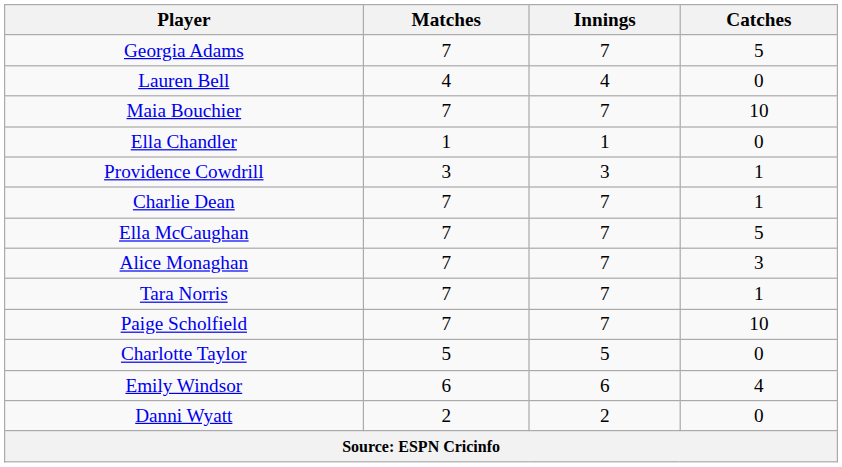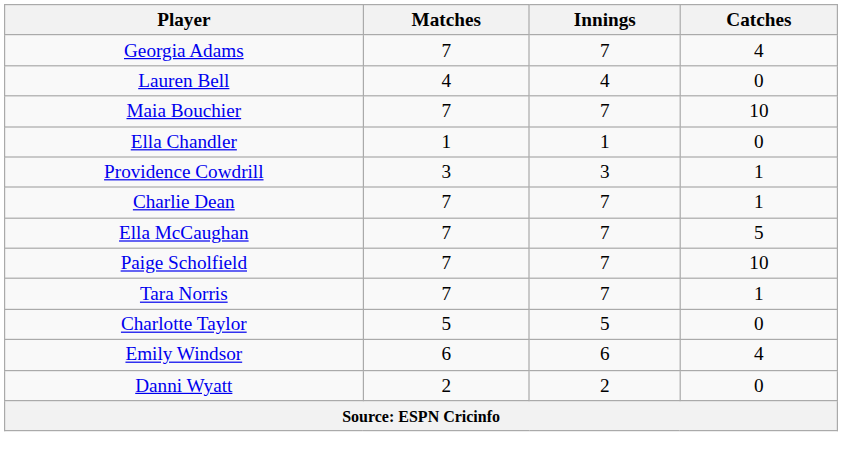(759, 50) 5 -> (759, 50) 4
- row: (184, 263)
rows swapped: (184, 293) <-> (184, 324)
